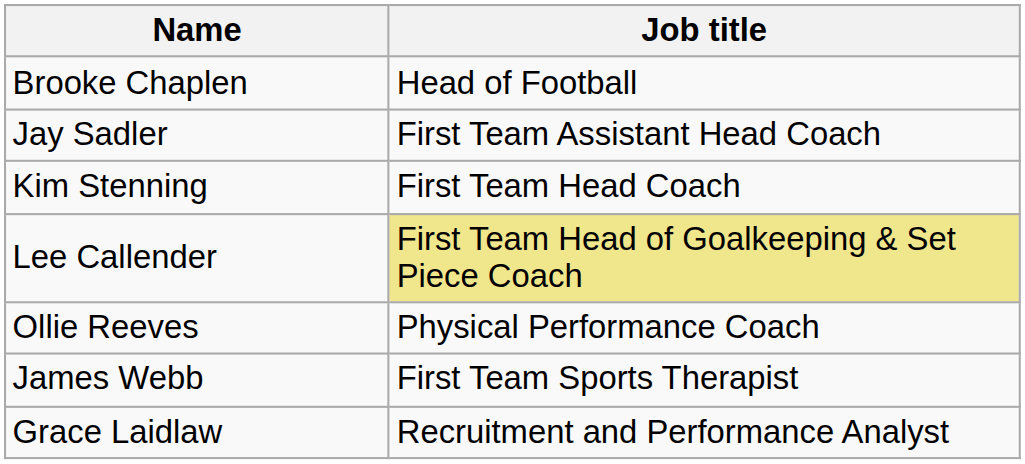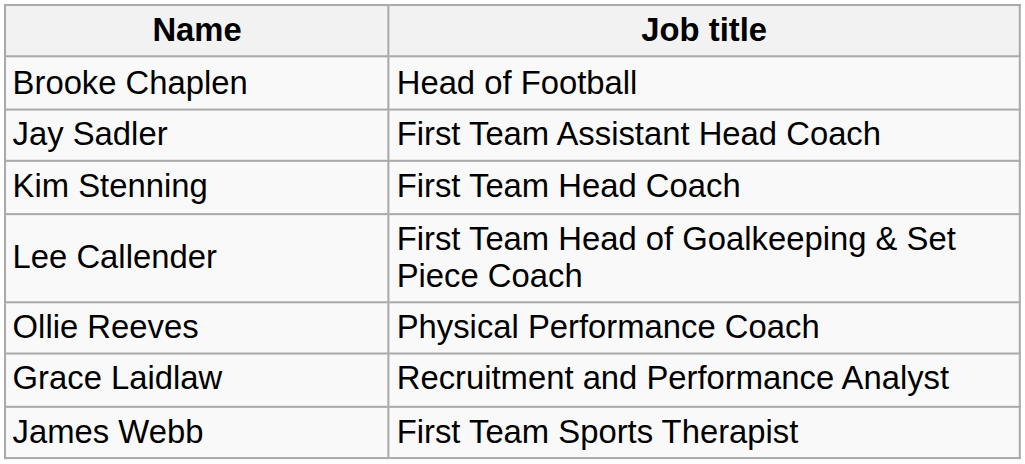(676, 257) khaki background -> (676, 257) no background
rows swapped: (108, 379) <-> (117, 431)
